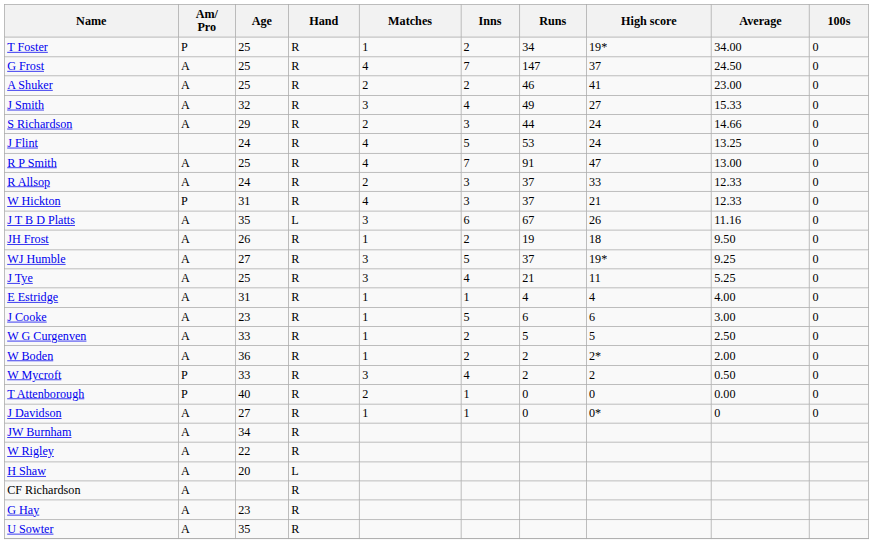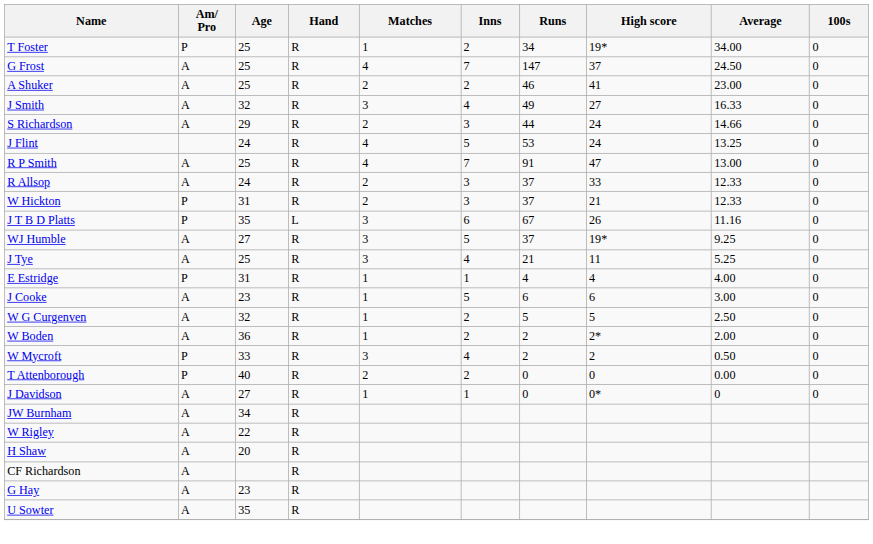(728, 104) 15.33 -> (728, 104) 16.33
(365, 201) 4 -> (365, 201) 2
(185, 220) A -> (184, 220) P
- row: (28, 239)
(185, 297) A -> (184, 278) P
(244, 336) 33 -> (244, 317) 32
(467, 394) 1 -> (467, 374) 2
(295, 471) L -> (295, 452) R
